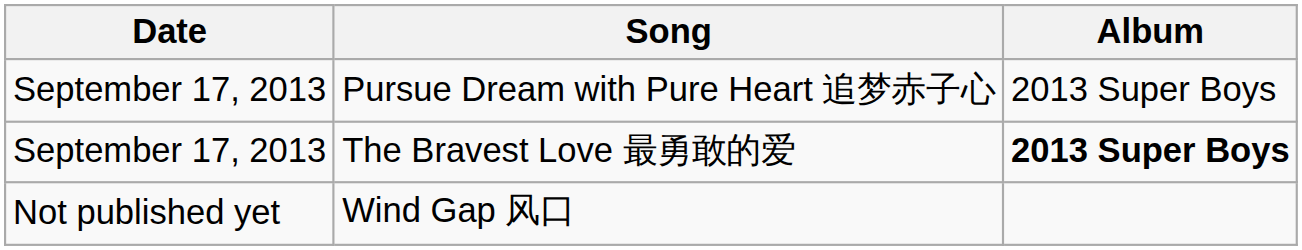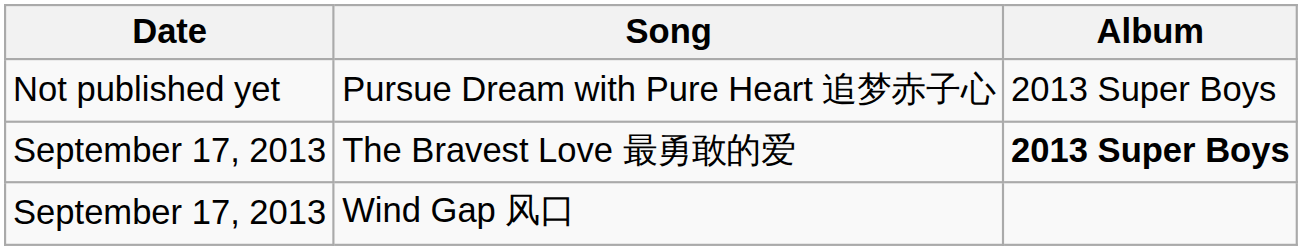(170, 89) September 17, 2013 -> (147, 89) Not published yet
(147, 212) Not published yet -> (170, 212) September 17, 2013
